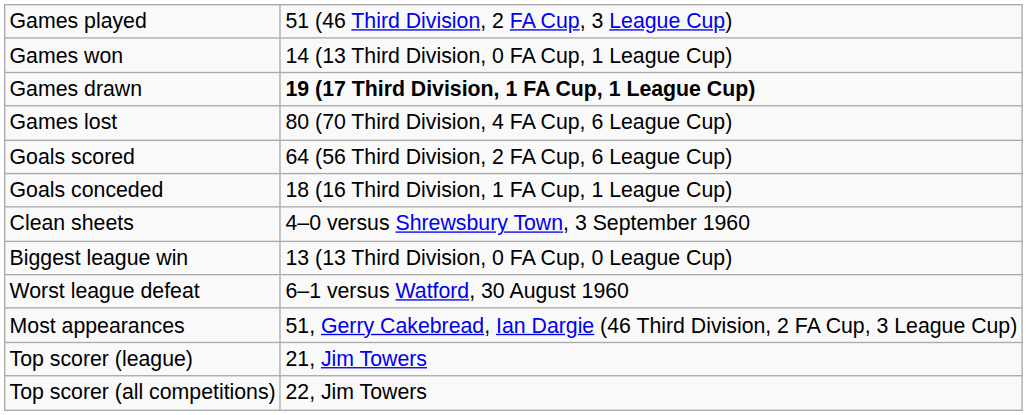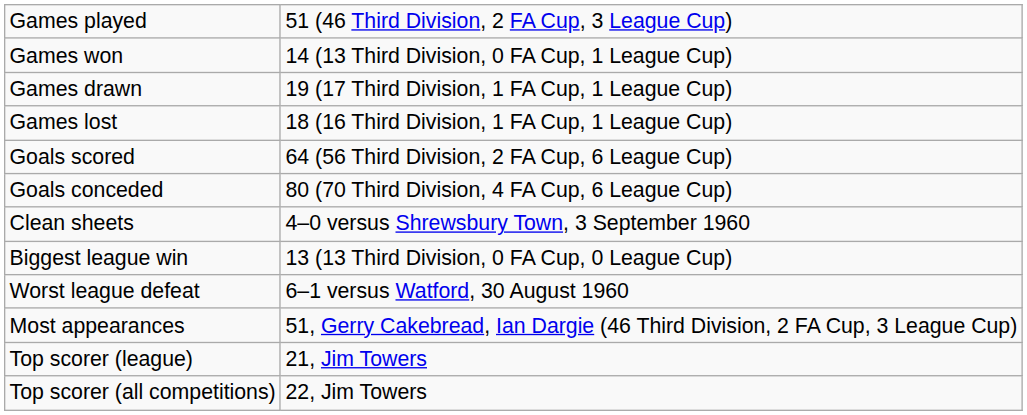(520, 88) bold -> (509, 88) normal
(509, 122) 80 (70 Third Division, 4 FA Cup, 6 League Cup) -> (509, 122) 18 (16 Third Division, 1 FA Cup, 1 League Cup)
(509, 190) 18 (16 Third Division, 1 FA Cup, 1 League Cup) -> (509, 190) 80 (70 Third Division, 4 FA Cup, 6 League Cup)
